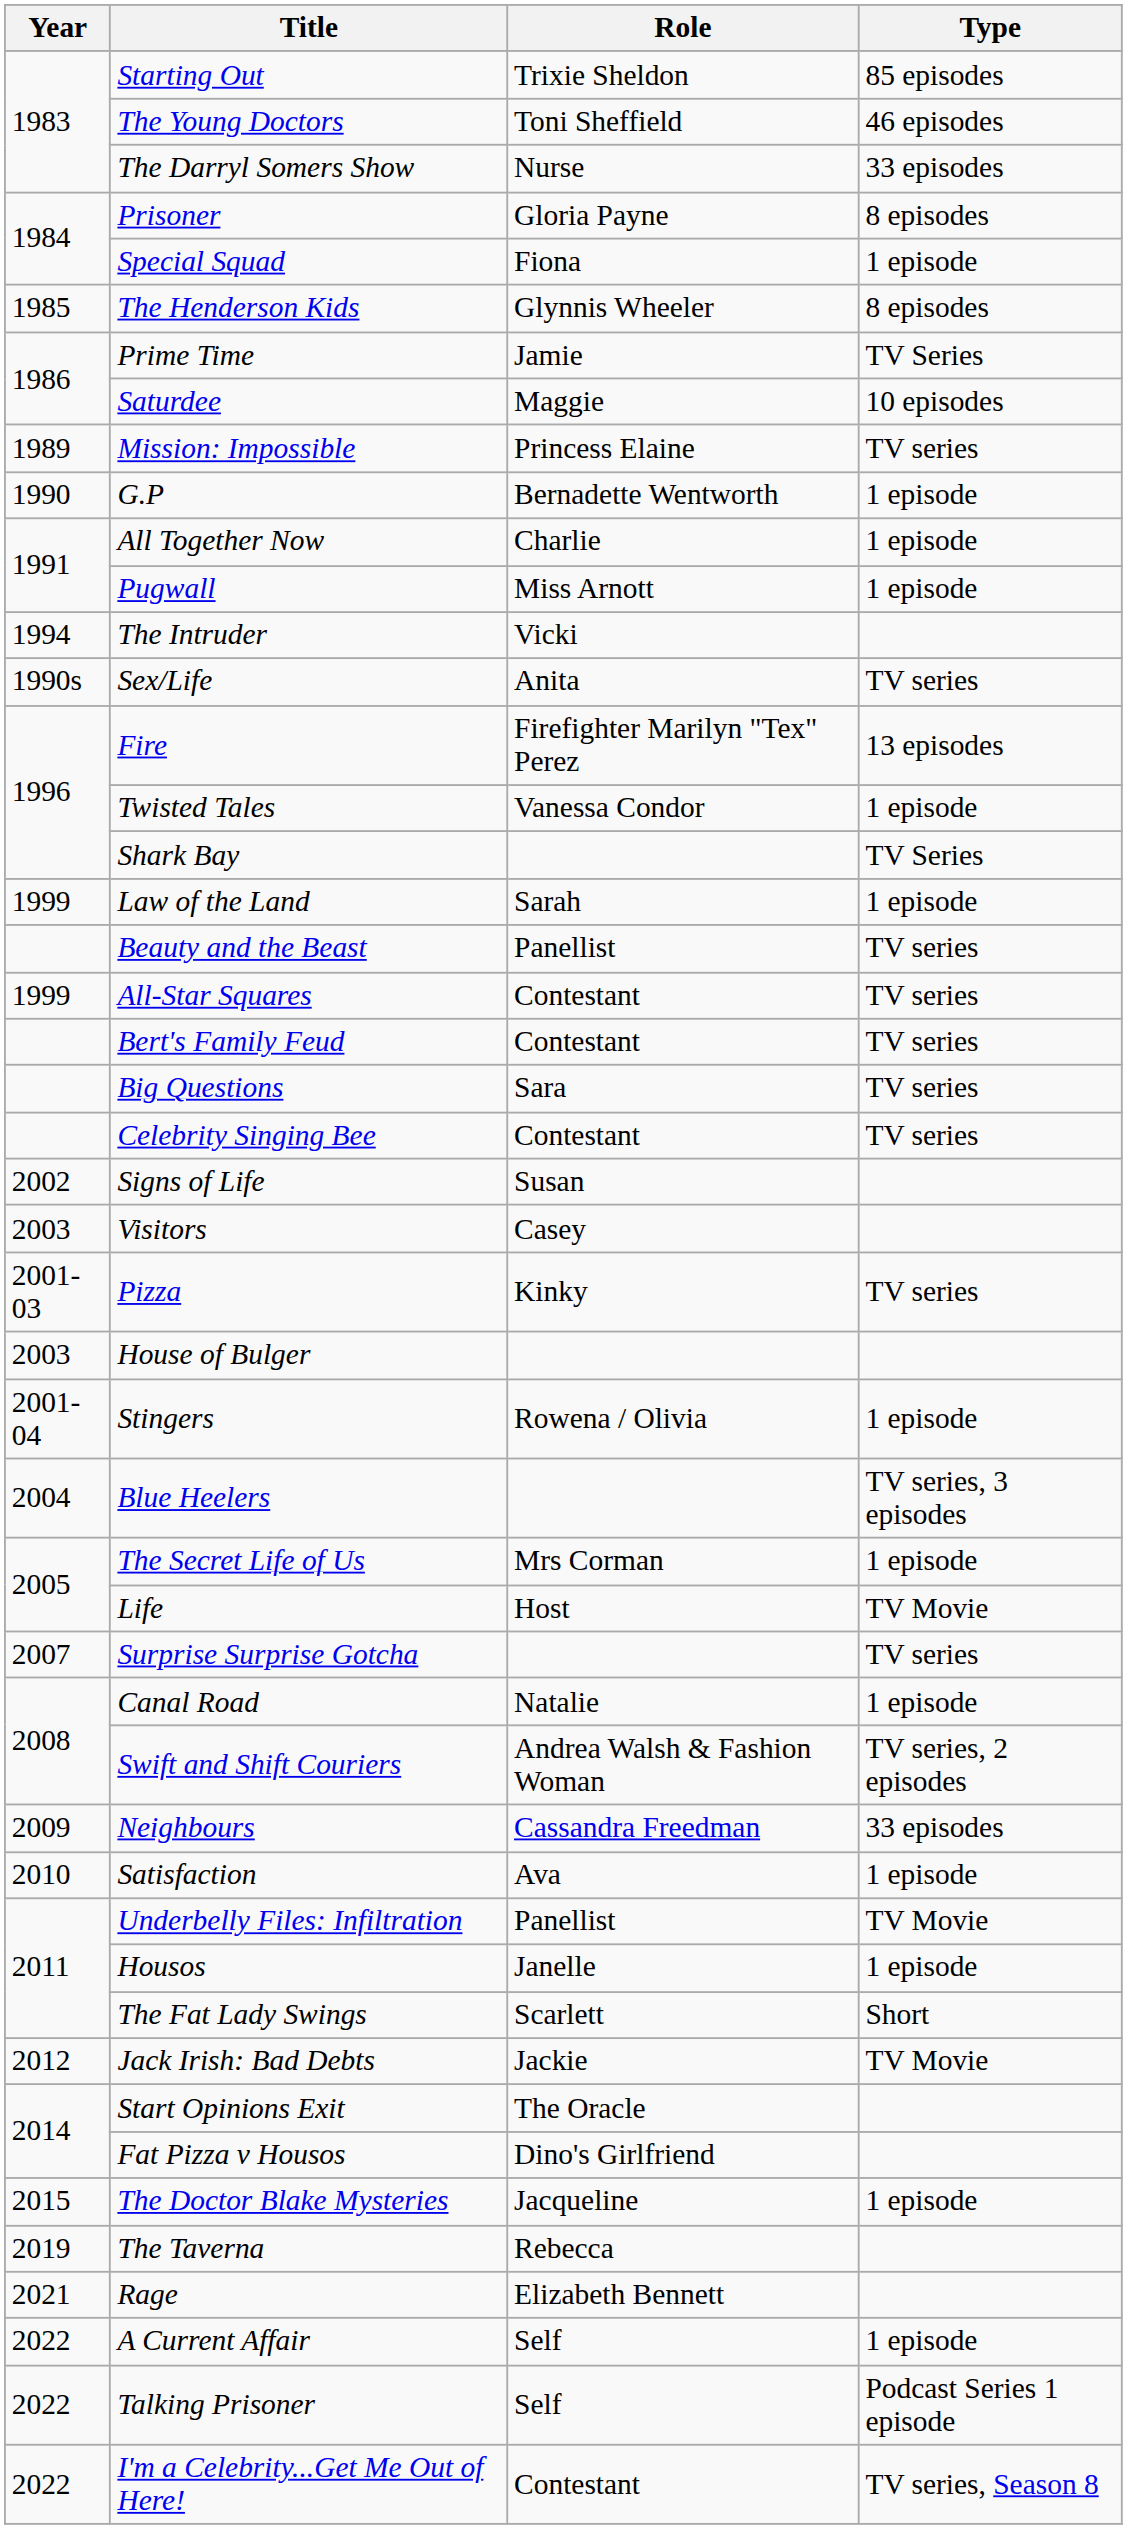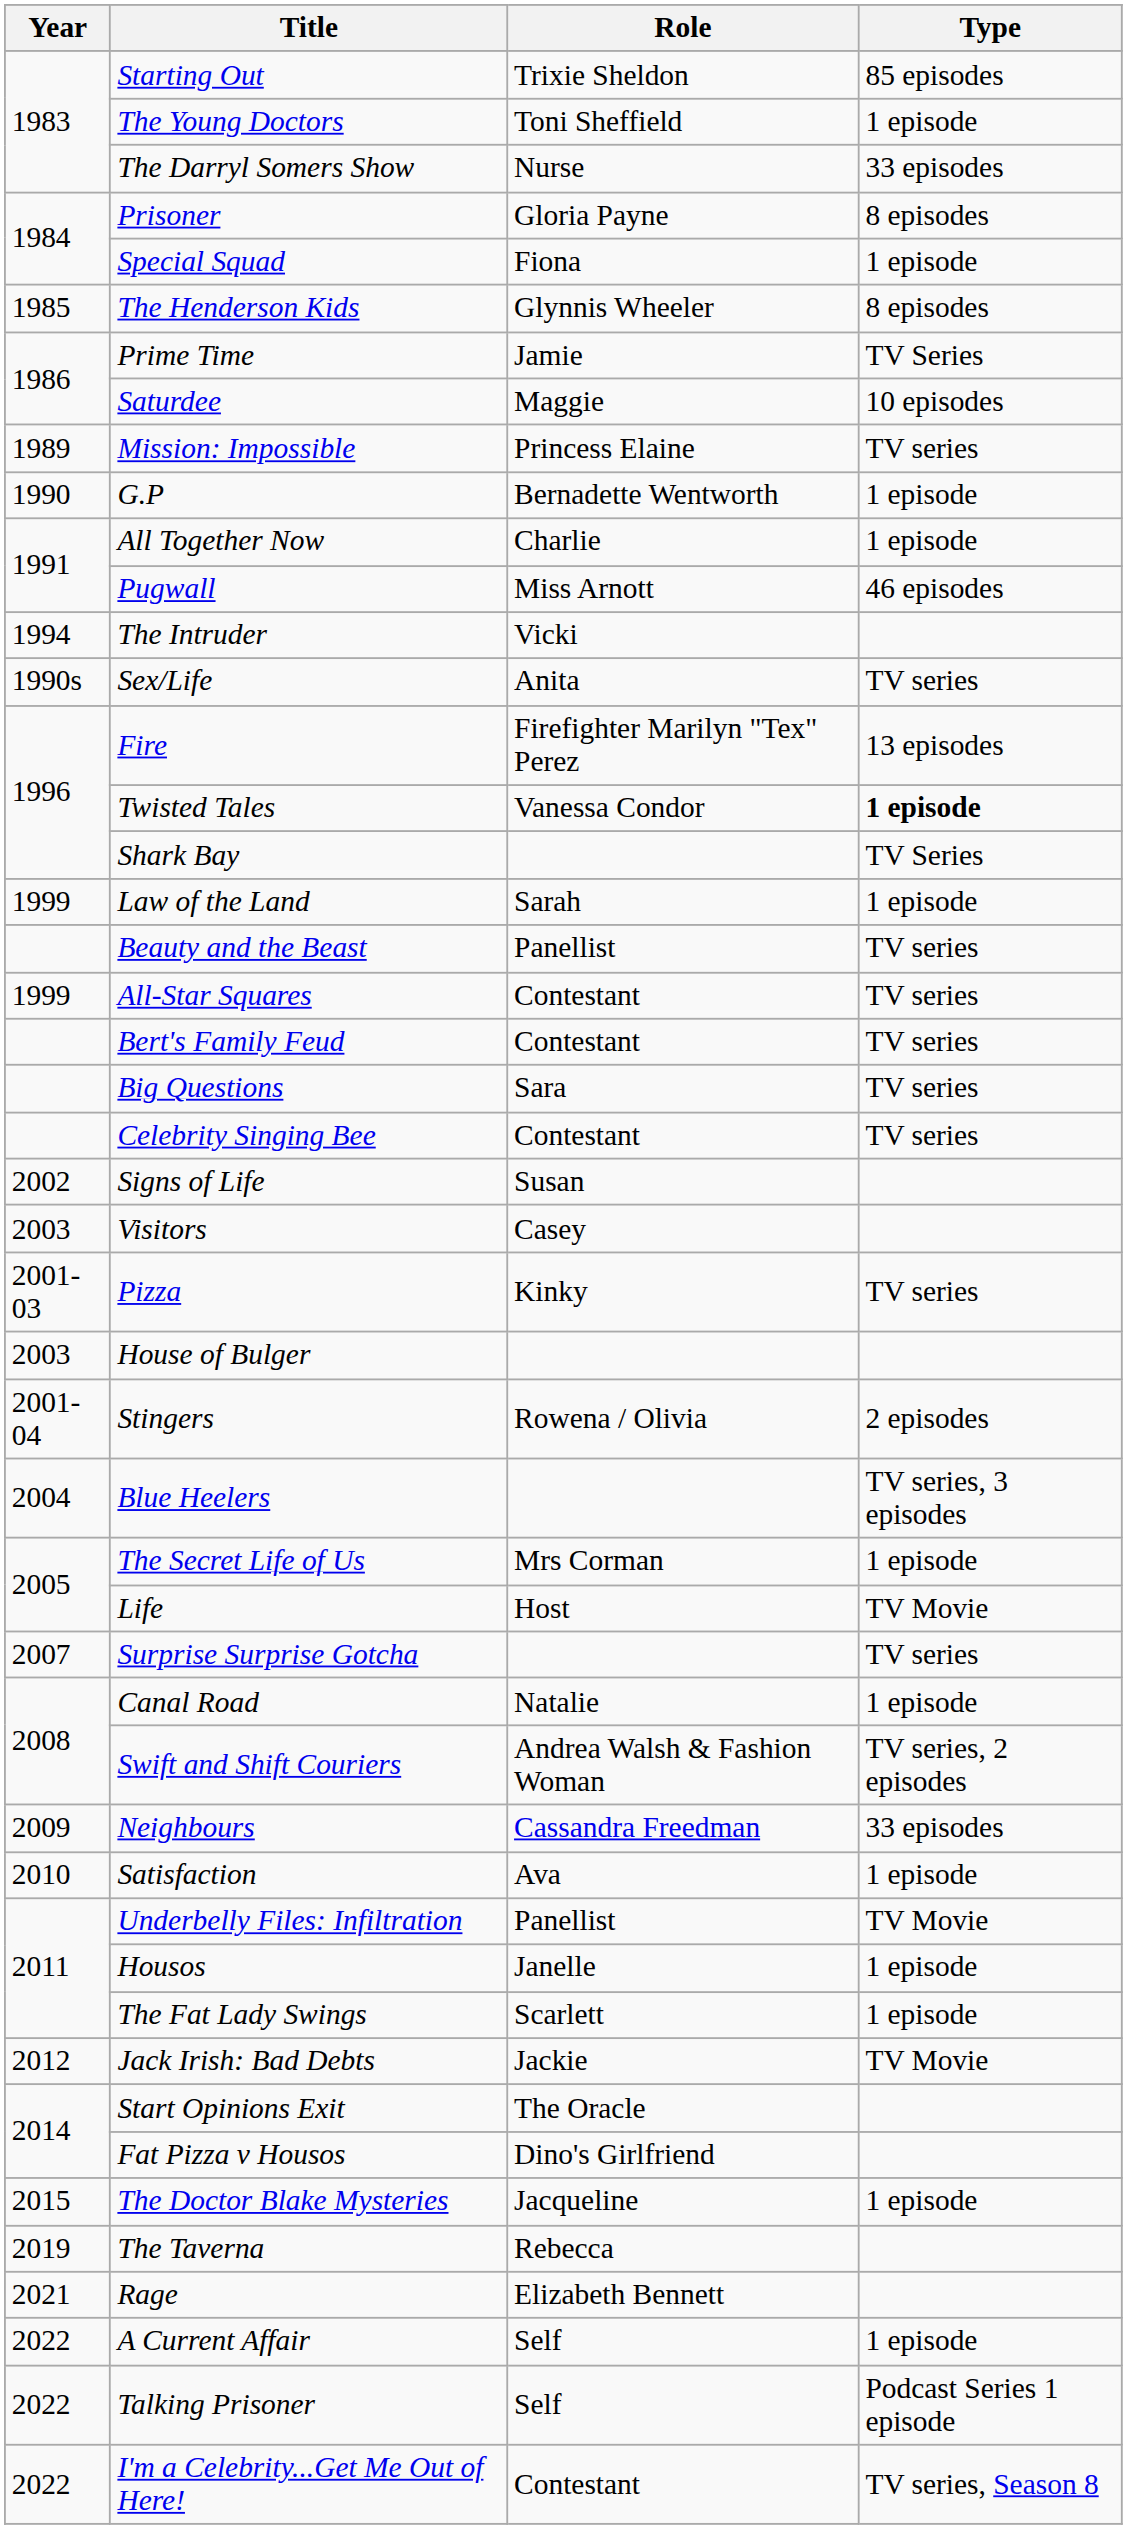(935, 121) 46 episodes -> (921, 121) 1 episode
(921, 588) 1 episode -> (935, 588) 46 episodes
(921, 808) normal -> (923, 808) bold
(921, 1417) 1 episode -> (927, 1417) 2 episodes
(897, 2014) Short -> (921, 2014) 1 episode
